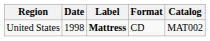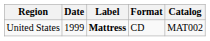(74, 28) 1998 -> (74, 28) 1999
